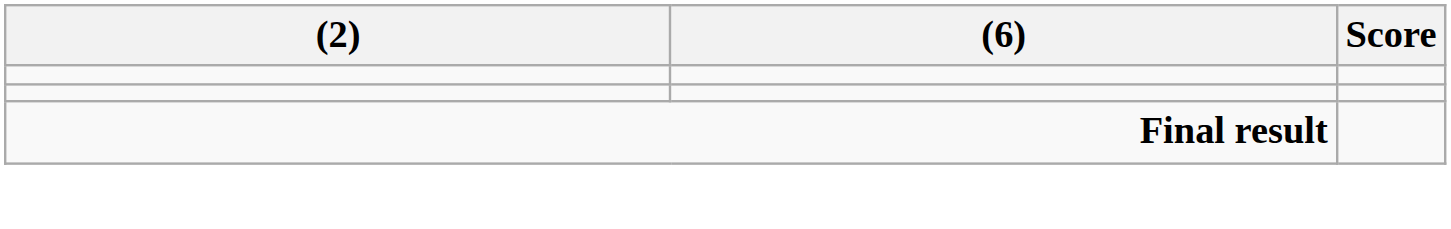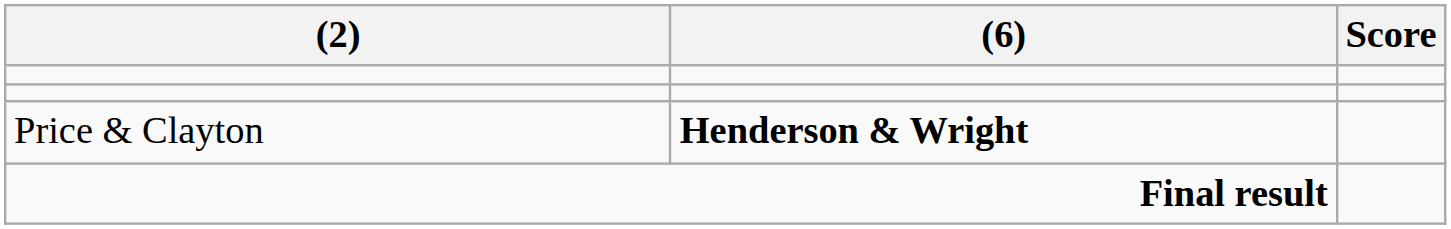+ row: (139, 131)
